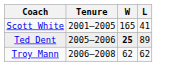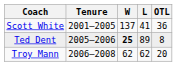+ column: (162, 11)
(127, 26) 165 -> (127, 26) 137
